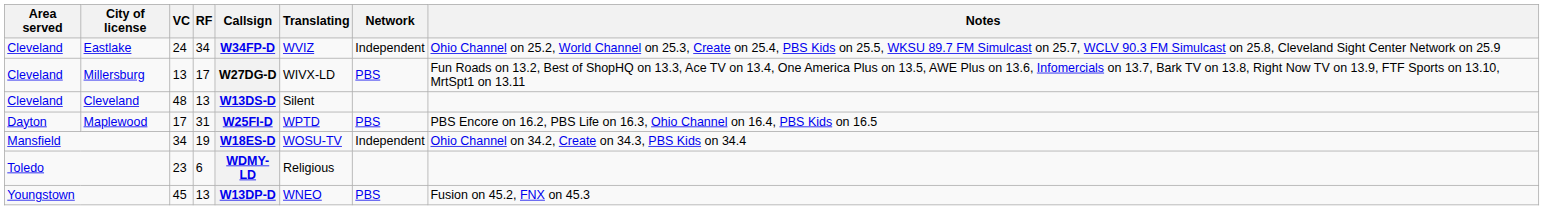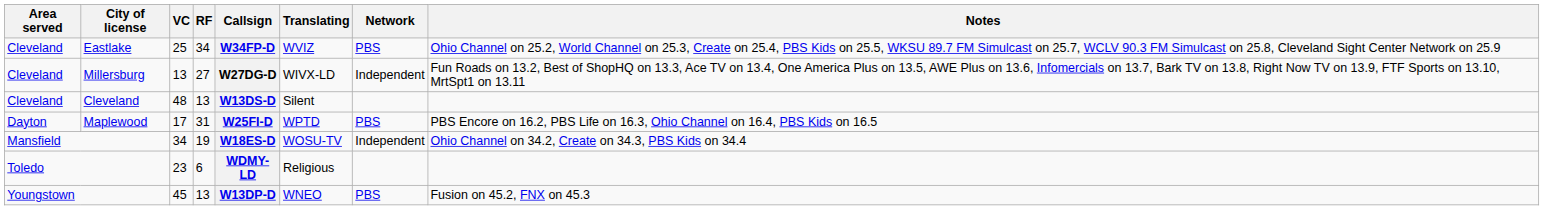(180, 48) 24 -> (180, 48) 25
(390, 48) Independent -> (368, 48) PBS
(203, 75) 17 -> (203, 75) 27
(368, 75) PBS -> (390, 75) Independent
